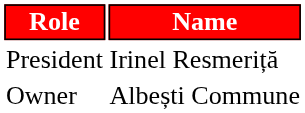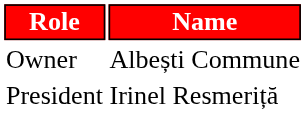rows swapped: (41, 95) <-> (54, 59)
